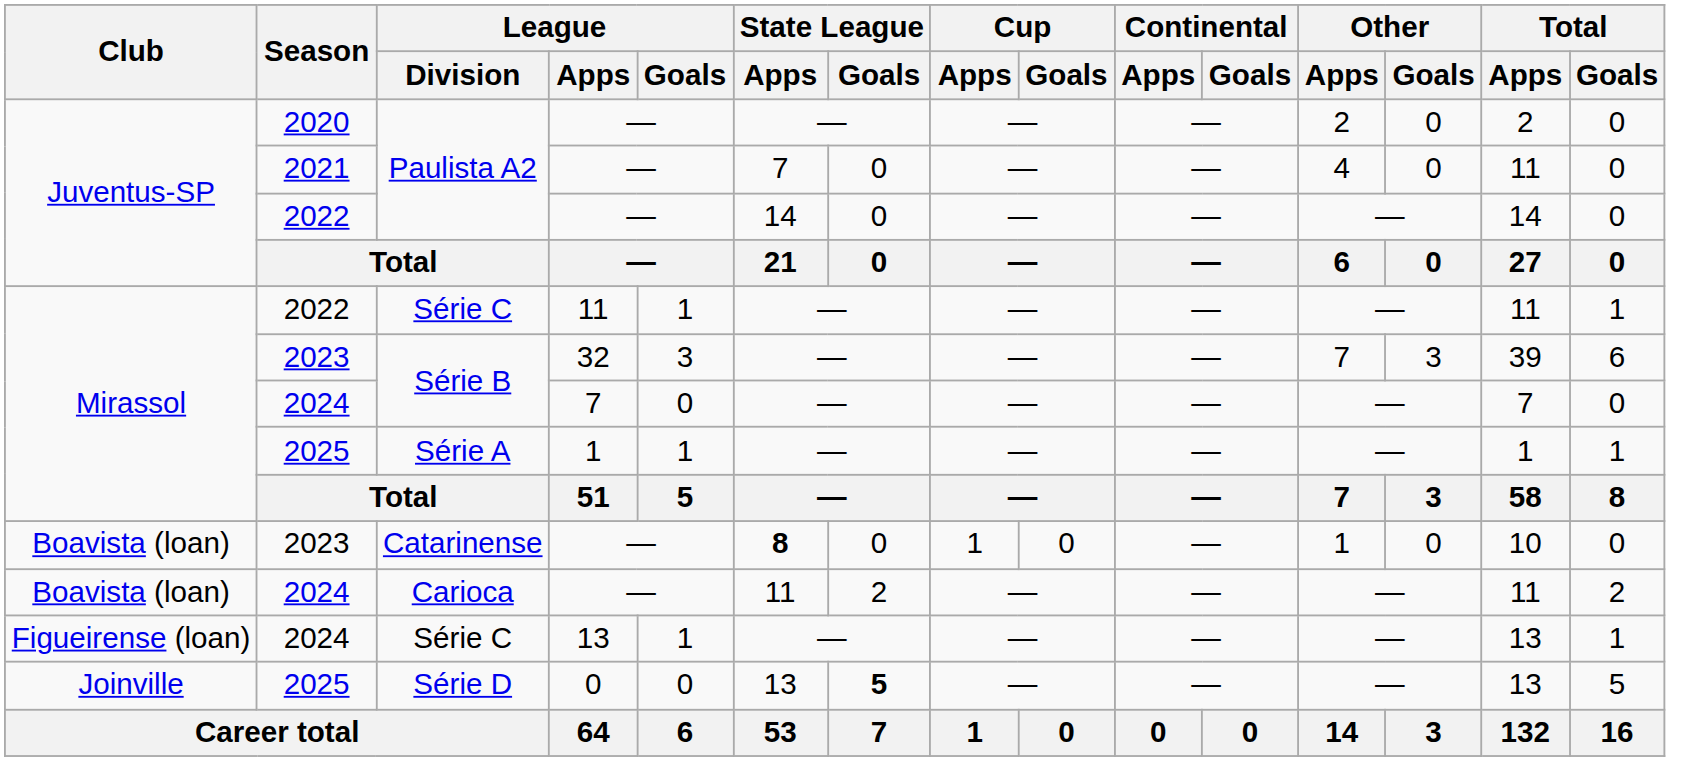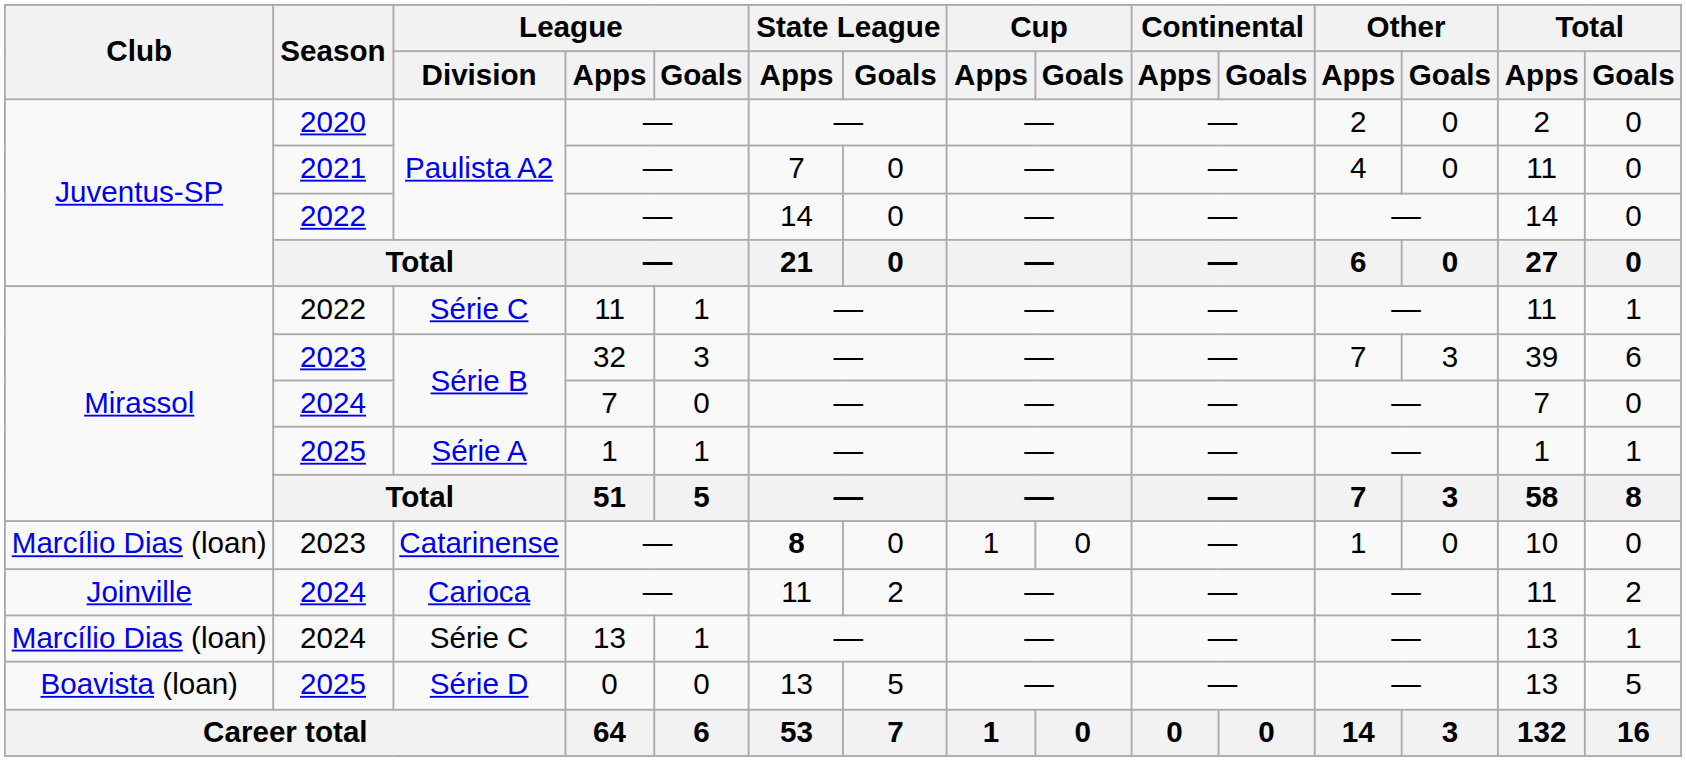(131, 544) Boavista (loan) -> (139, 544) Marcílio Dias (loan)
(131, 591) Boavista (loan) -> (139, 591) Joinville
(131, 638) Figueirense (loan) -> (139, 638) Marcílio Dias (loan)
(131, 685) Joinville -> (139, 685) Boavista (loan)
(879, 685) bold -> (895, 685) normal
